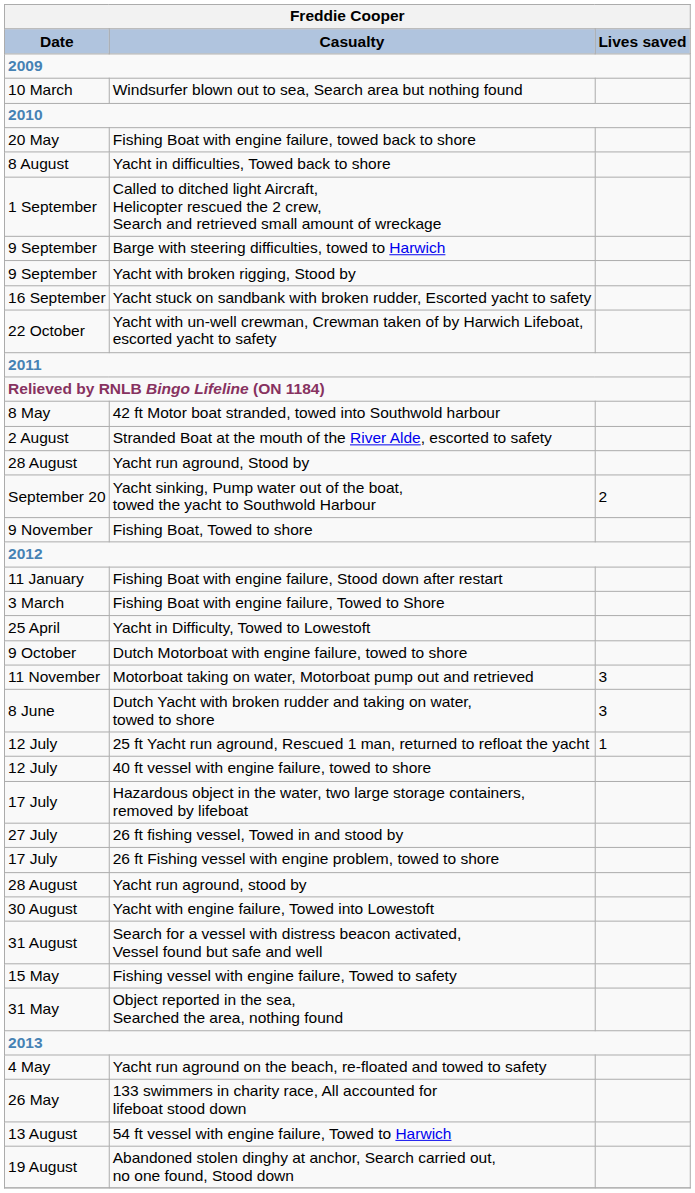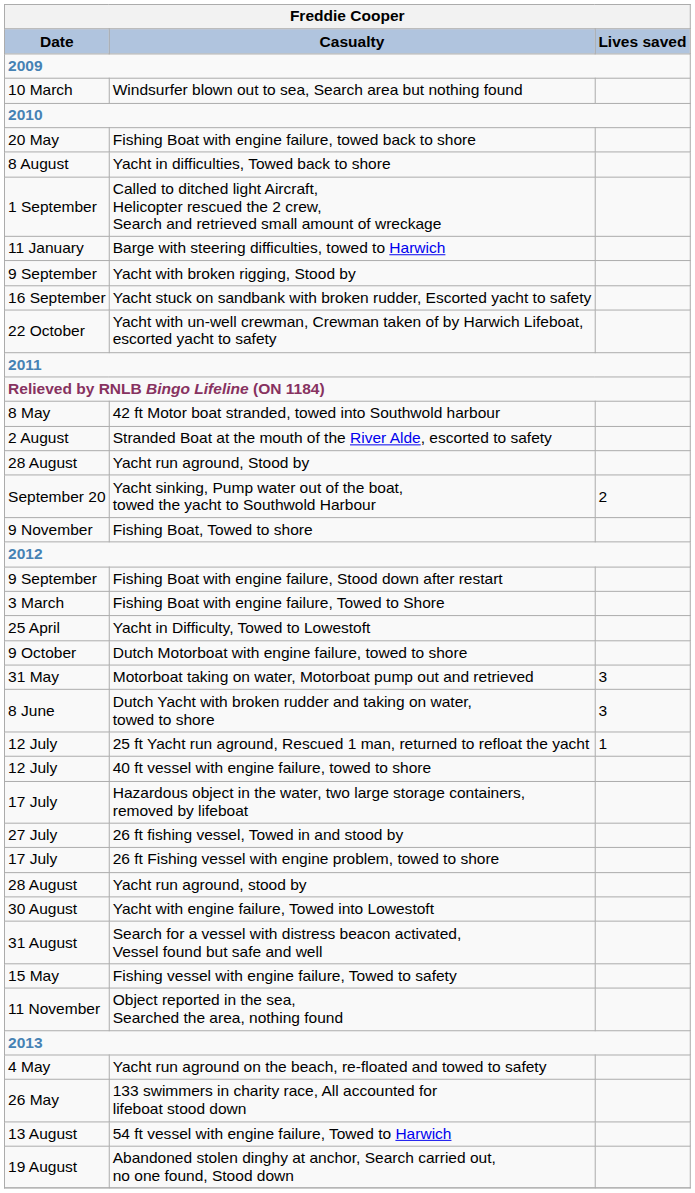(52, 248) 9 September -> (46, 248) 11 January
(46, 578) 11 January -> (52, 578) 9 September
(54, 677) 11 November -> (34, 677) 31 May
(34, 1009) 31 May -> (54, 1009) 11 November
